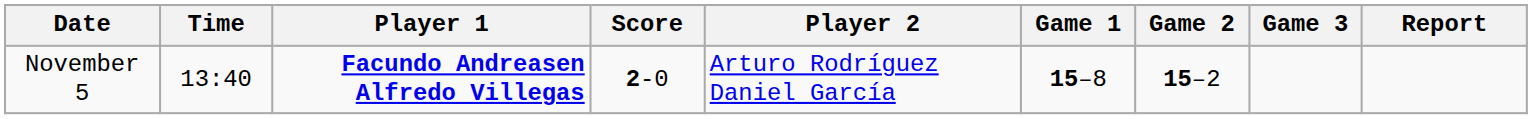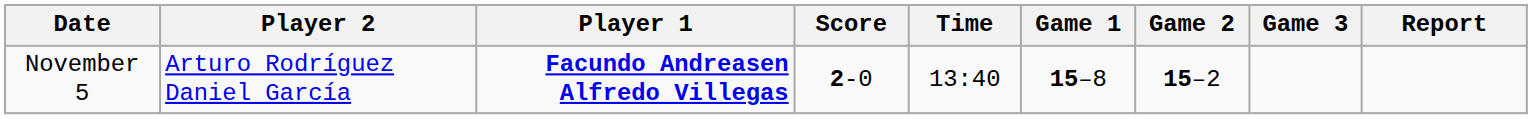columns swapped: (216, 25) <-> (863, 25)
